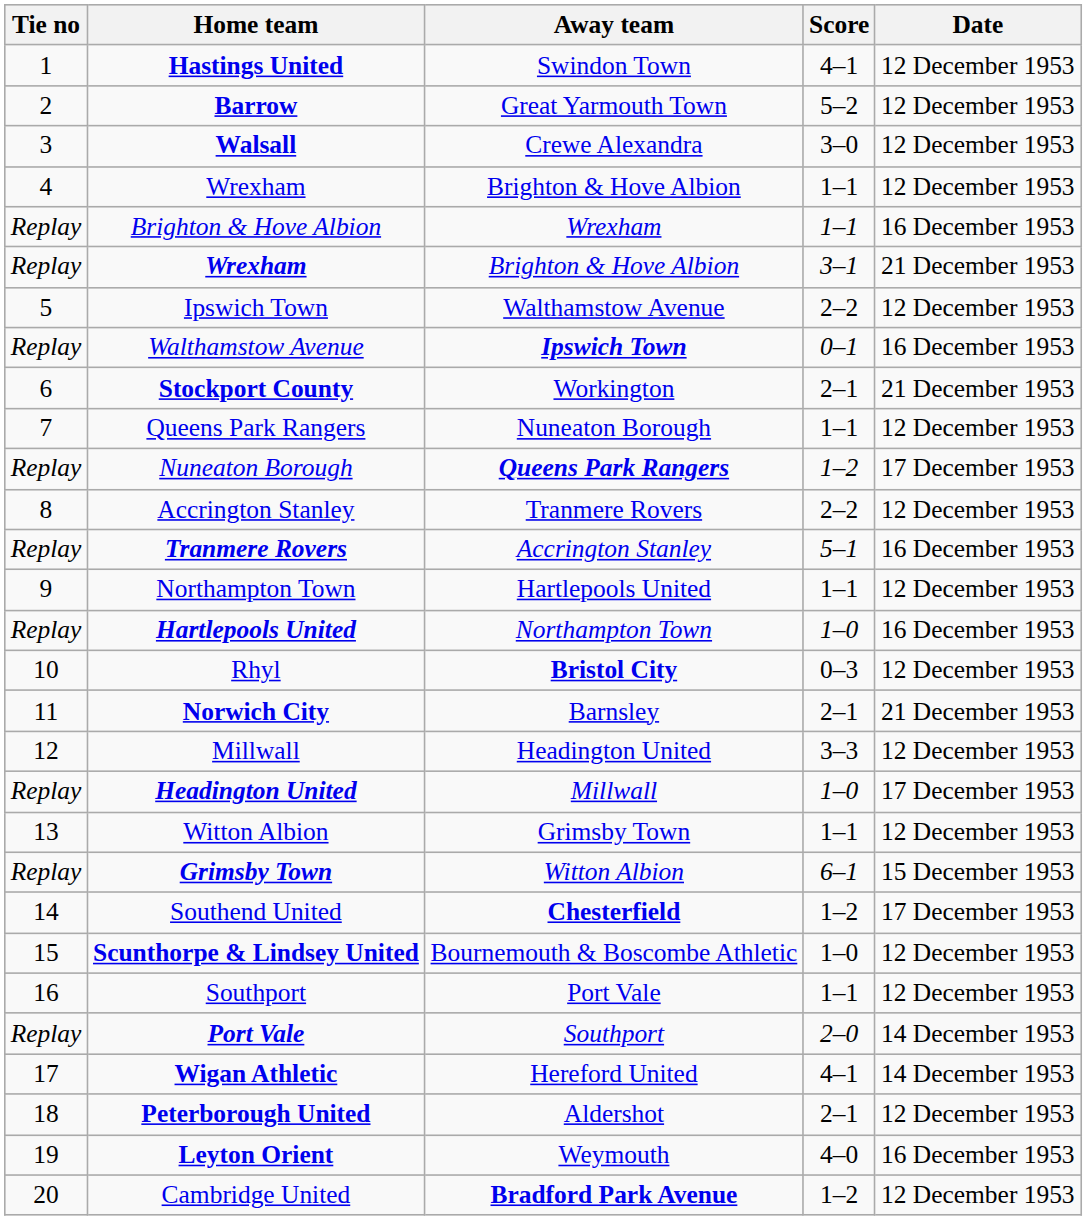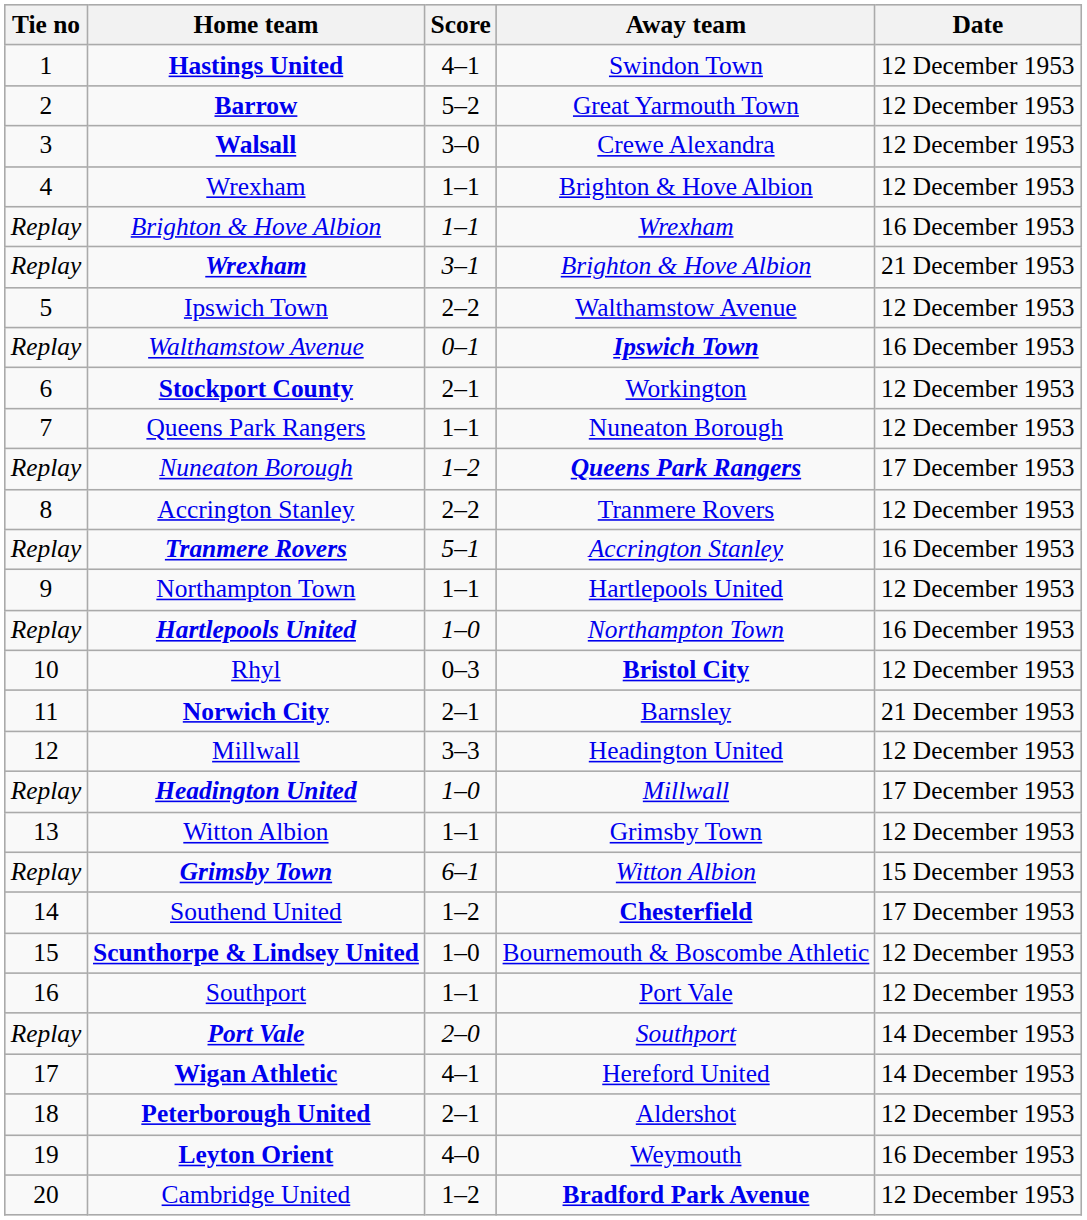columns swapped: (839, 24) <-> (614, 24)
(978, 387) 21 December 1953 -> (978, 387) 12 December 1953
